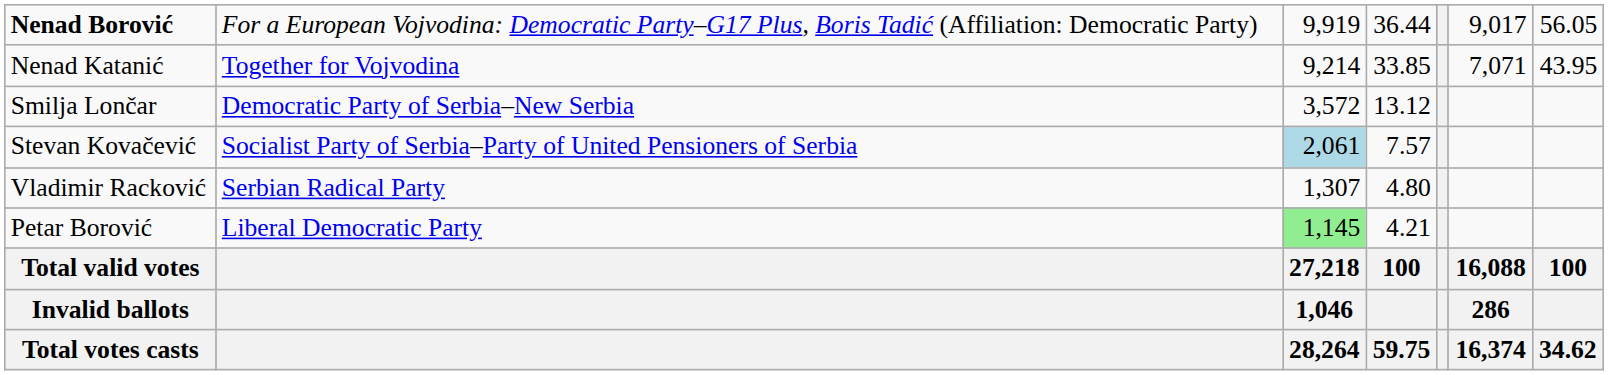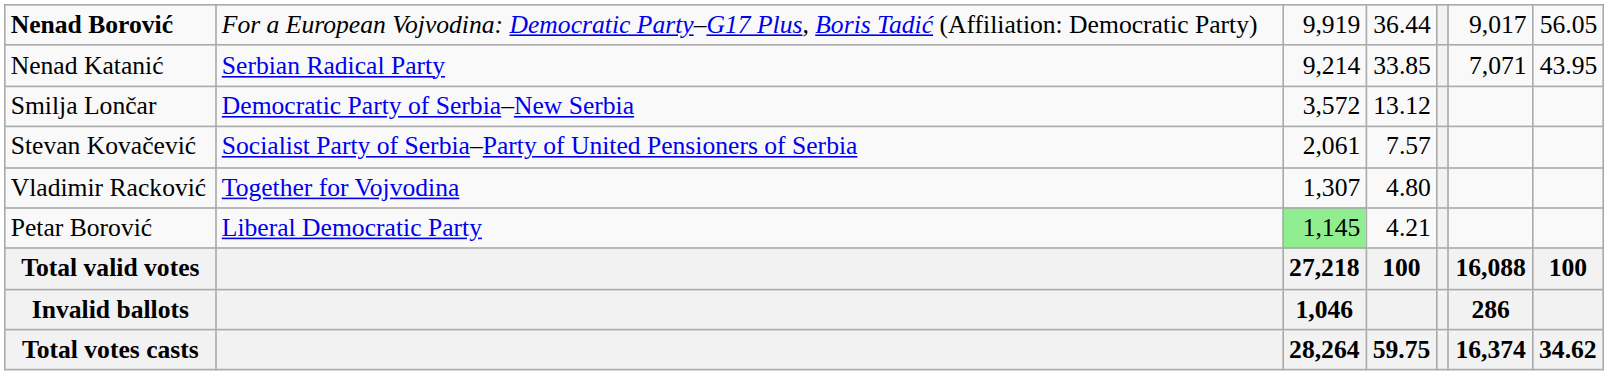(341, 65) Together for Vojvodina -> (333, 65) Serbian Radical Party
(1331, 146) lightblue background -> (1331, 146) no background
(333, 187) Serbian Radical Party -> (341, 187) Together for Vojvodina
